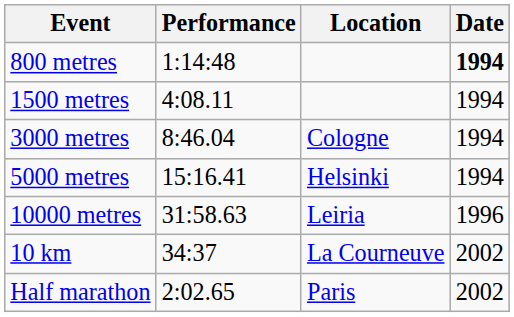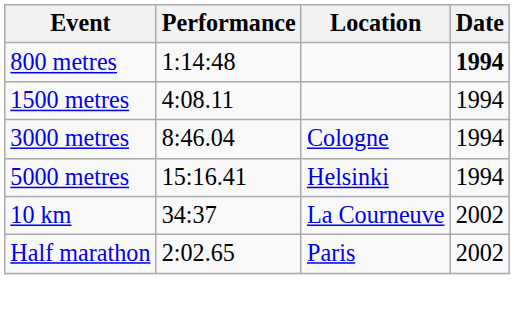- row: (76, 215)
